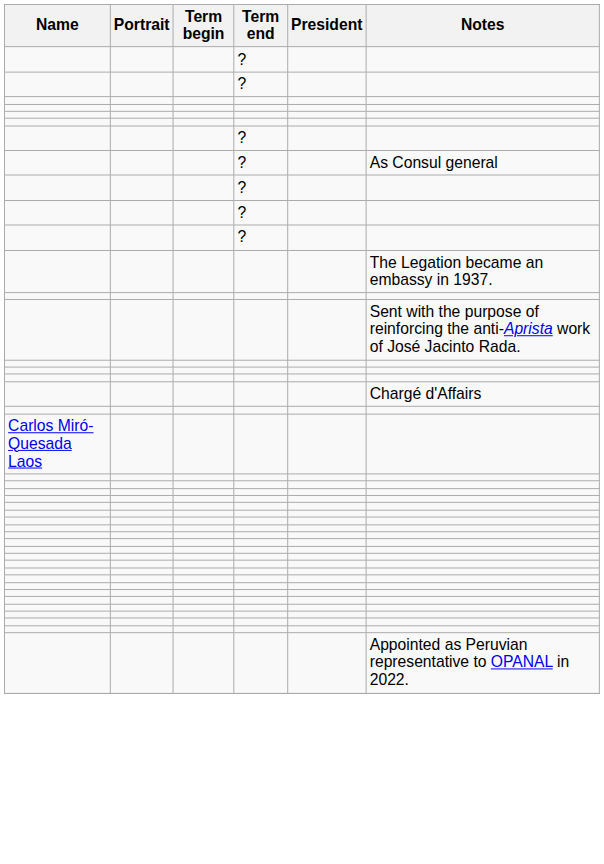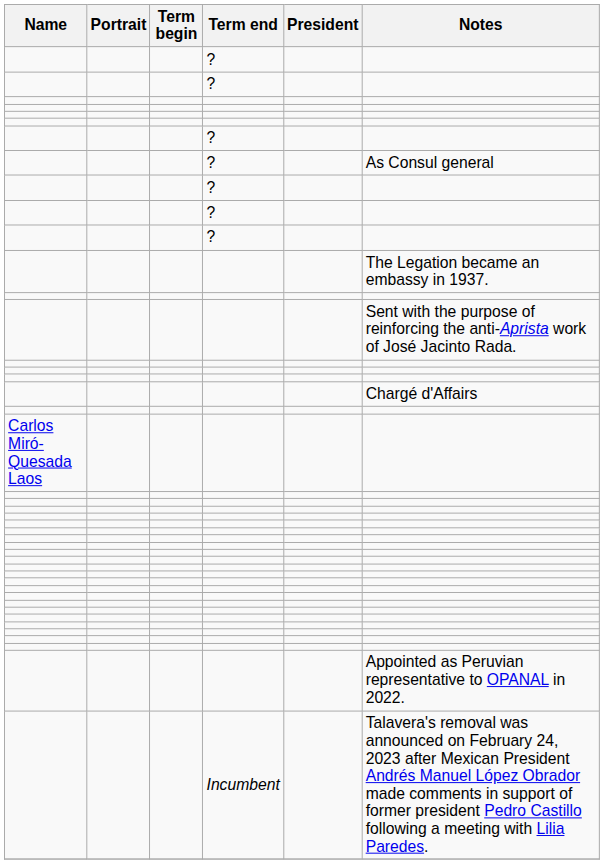+ row: (46, 785)
